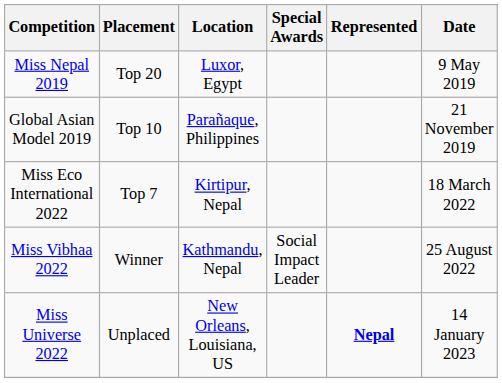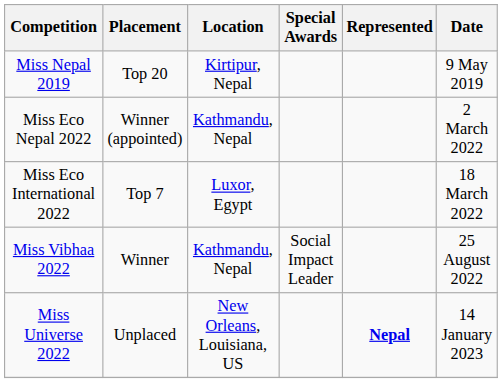(223, 73) Luxor, Egypt -> (233, 73) Kirtipur, Nepal
- row: (52, 129)
+ row: (54, 129)
(223, 194) Kirtipur, Nepal -> (233, 194) Luxor, Egypt
